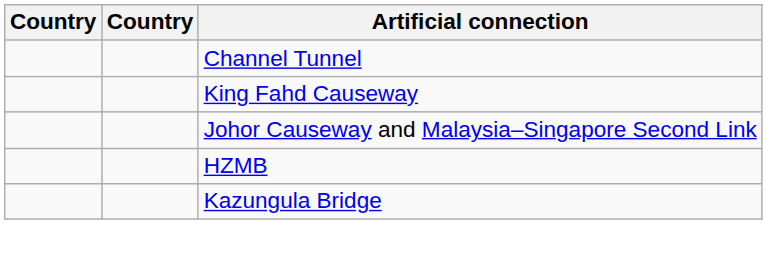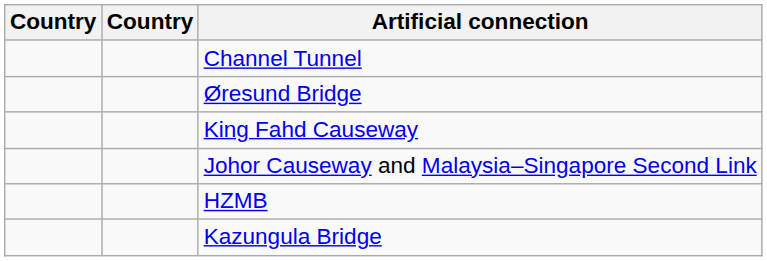+ row: (283, 93)
